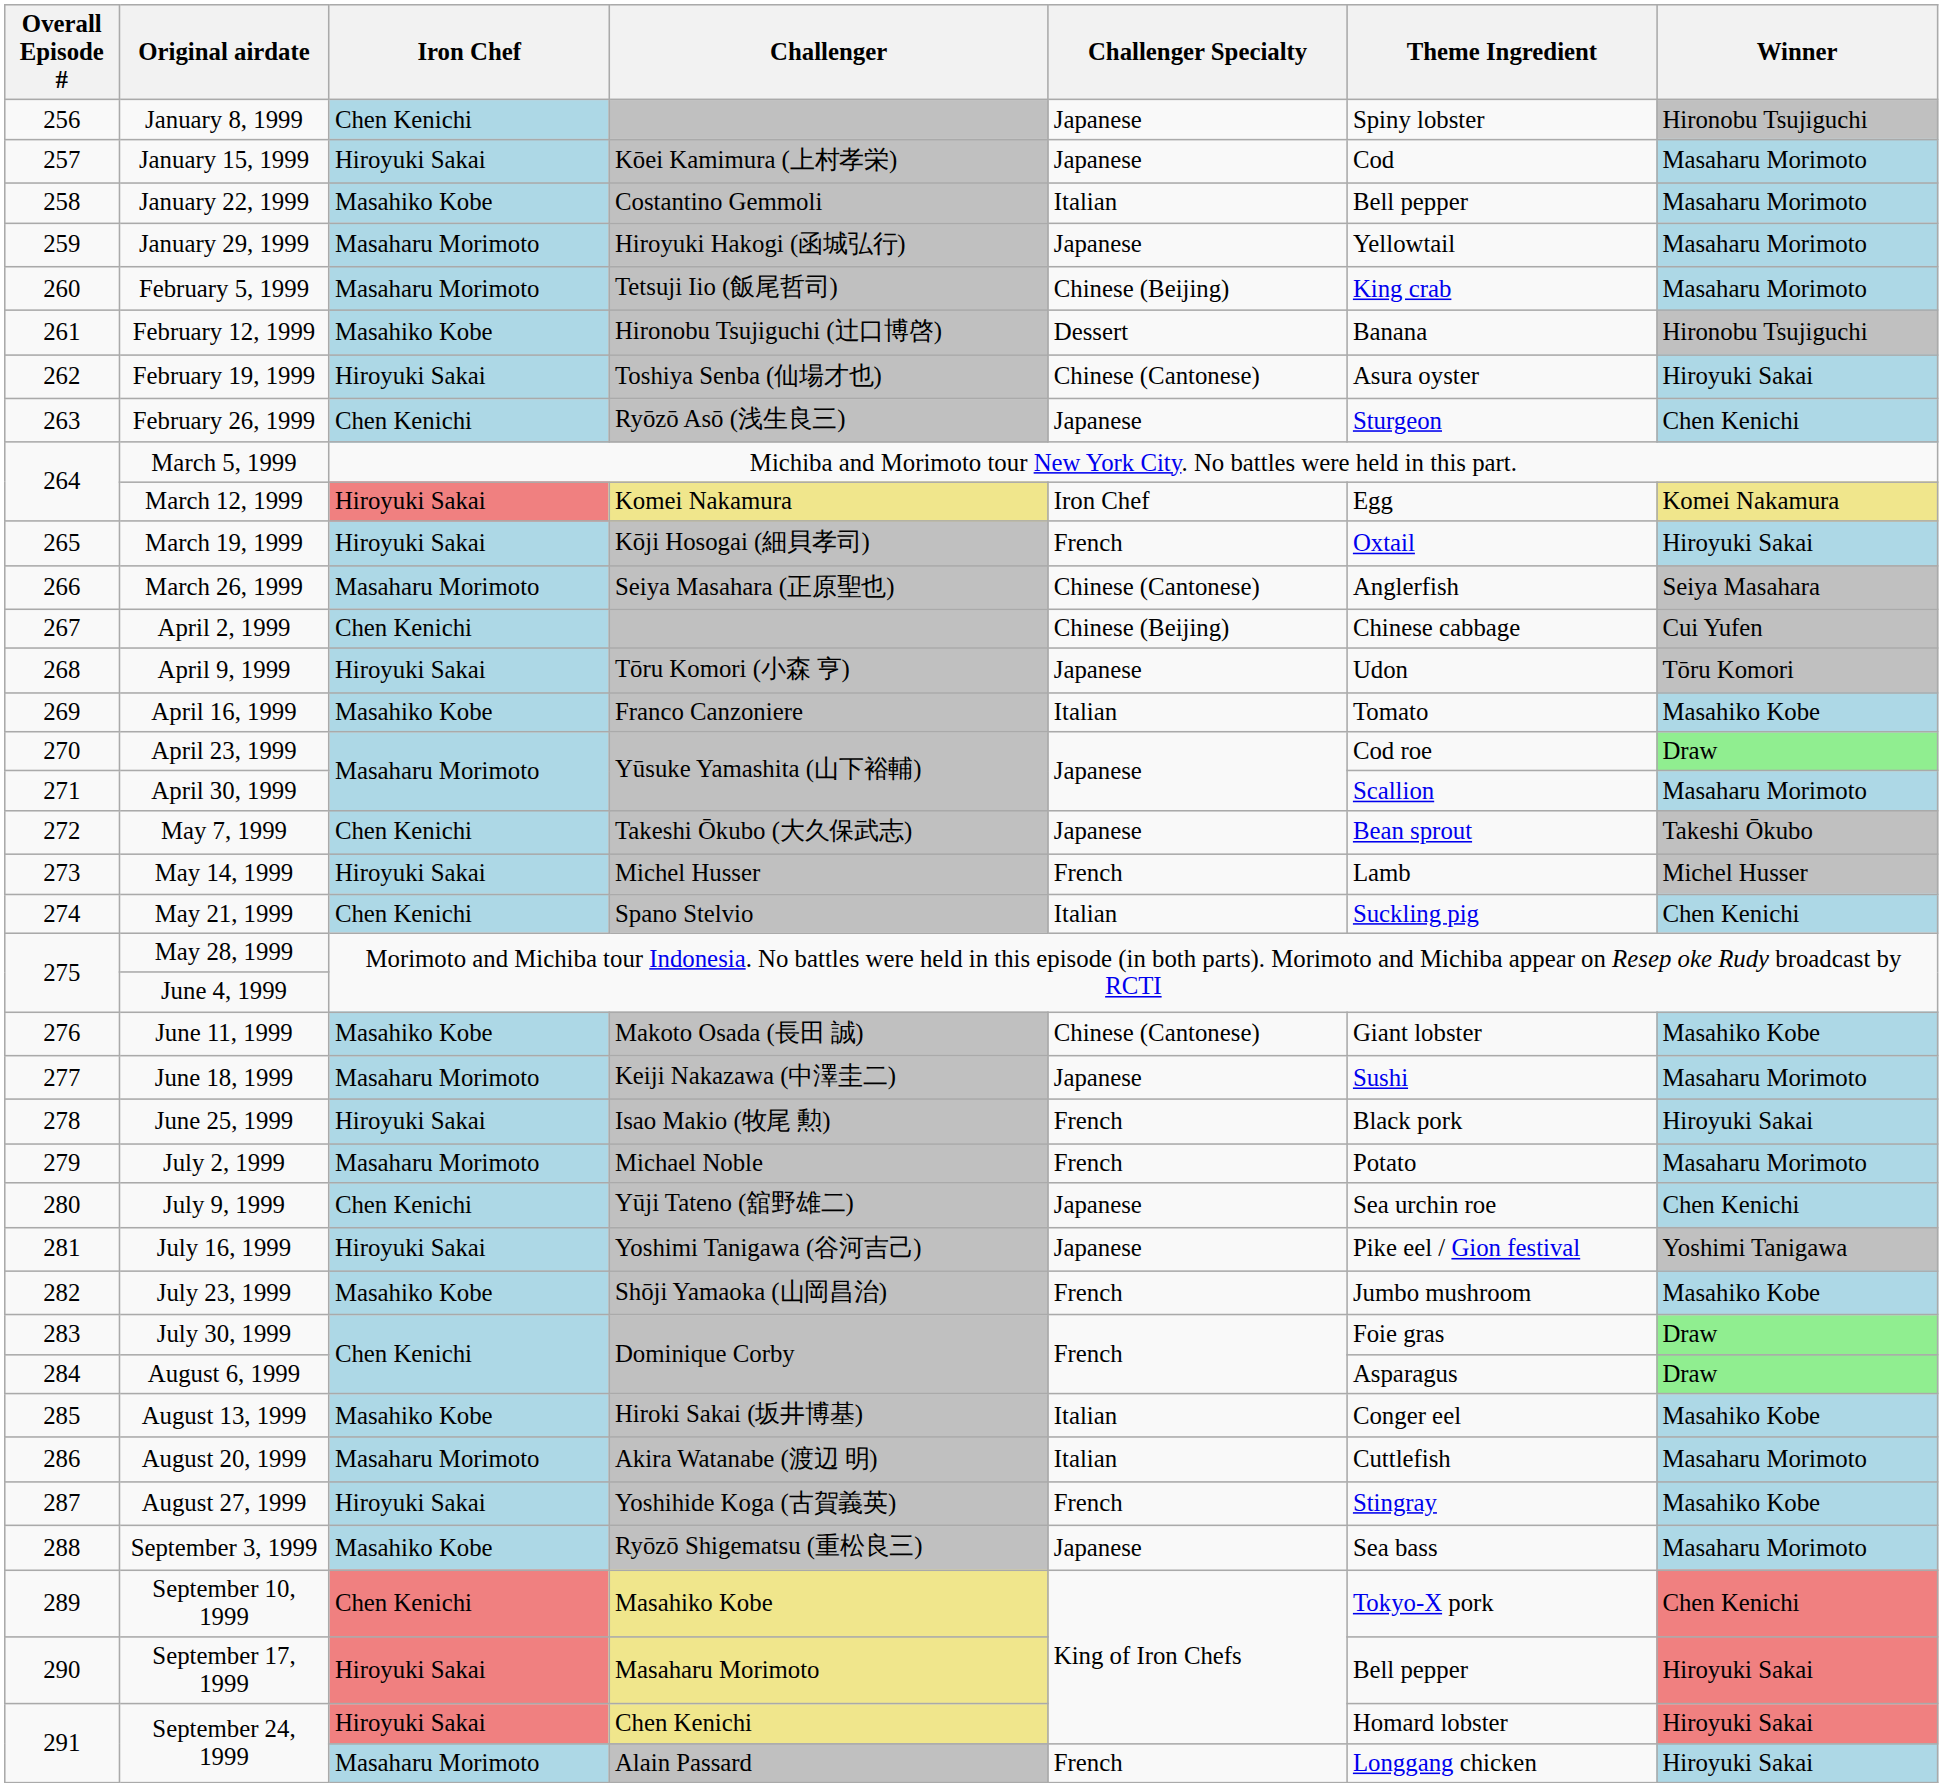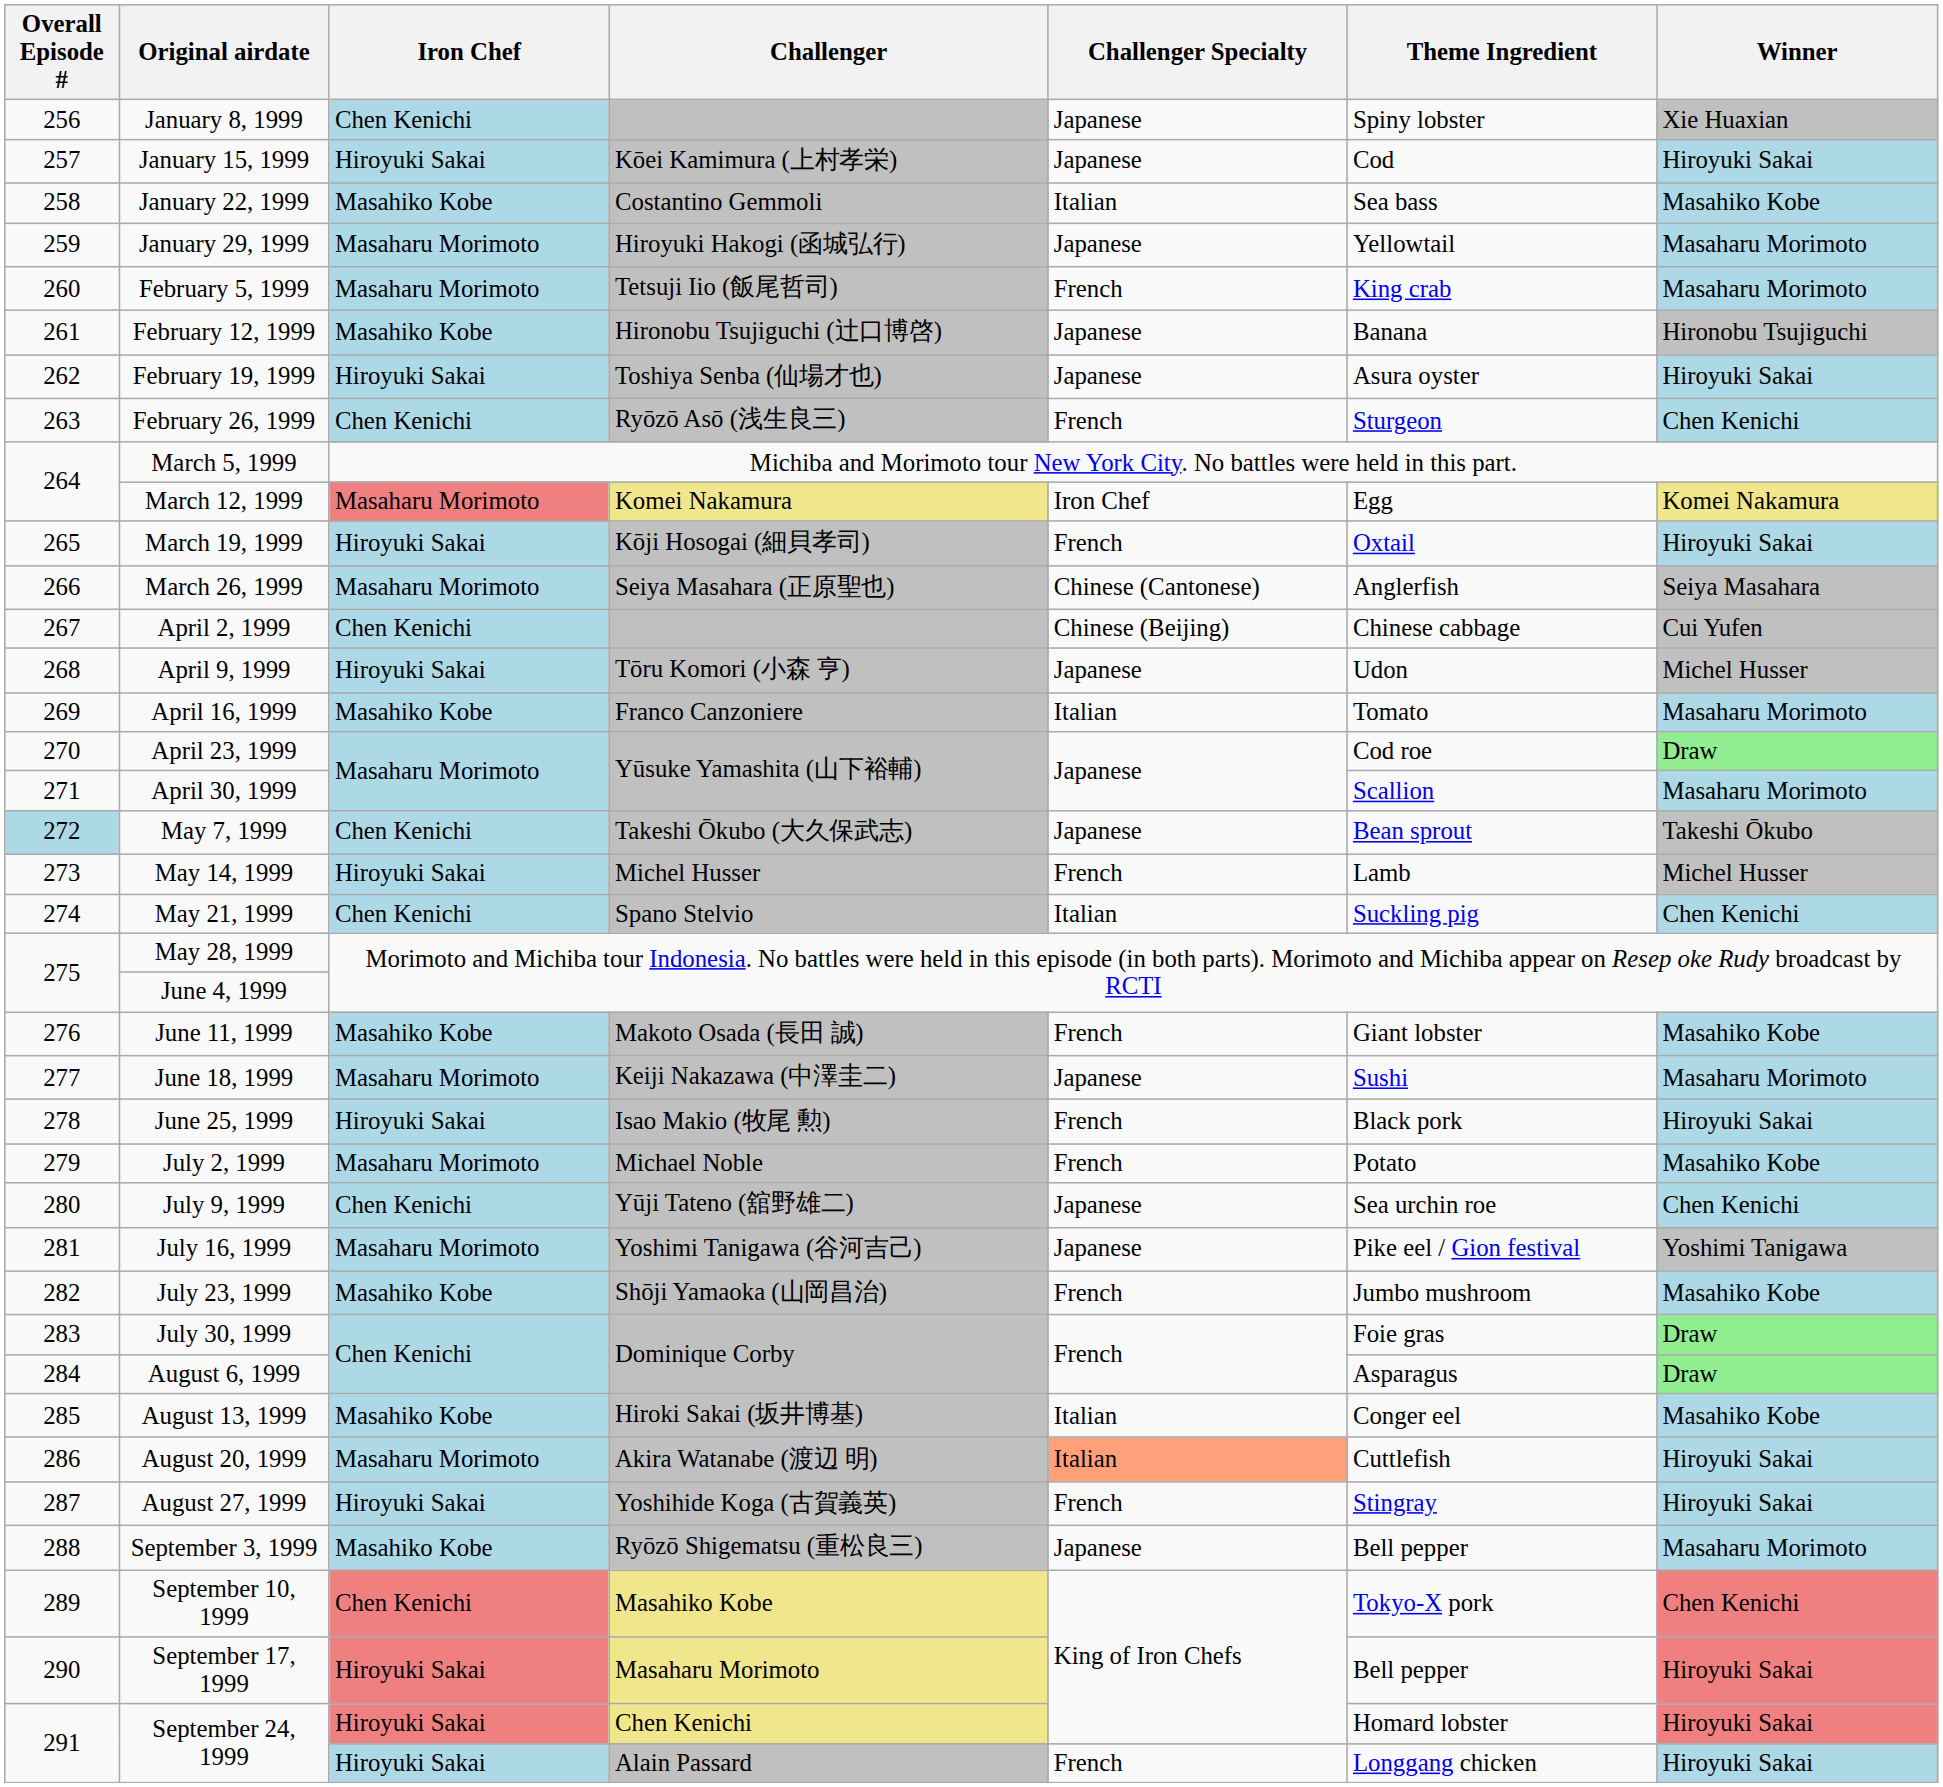(1765, 119) Hironobu Tsujiguchi -> (1725, 119) Xie Huaxian
(1765, 160) Masaharu Morimoto -> (1738, 160) Hiroyuki Sakai
(1410, 202) Bell pepper -> (1395, 202) Sea bass
(1765, 202) Masaharu Morimoto -> (1741, 202) Masahiko Kobe
(1142, 288) Chinese (Beijing) -> (1088, 288) French
(1091, 332) Dessert -> (1098, 332) Japanese
(1157, 376) Chinese (Cantonese) -> (1098, 376) Japanese
(1098, 420) Japanese -> (1088, 420) French
(410, 501) Hiroyuki Sakai -> (437, 501) Masaharu Morimoto
(1728, 670) Tōru Komori -> (1735, 670) Michel Husser
(1741, 711) Masahiko Kobe -> (1765, 711) Masaharu Morimoto
(62, 832) no background -> (62, 832) lightblue background
(1157, 1033) Chinese (Cantonese) -> (1088, 1033) French
(1765, 1163) Masaharu Morimoto -> (1741, 1163) Masahiko Kobe
(410, 1248) Hiroyuki Sakai -> (437, 1248) Masaharu Morimoto
(1085, 1459) no background -> (1085, 1459) lightsalmon background
(1765, 1459) Masaharu Morimoto -> (1738, 1459) Hiroyuki Sakai
(1741, 1503) Masahiko Kobe -> (1738, 1503) Hiroyuki Sakai
(1395, 1547) Sea bass -> (1410, 1547) Bell pepper
(437, 1762) Masaharu Morimoto -> (410, 1762) Hiroyuki Sakai
